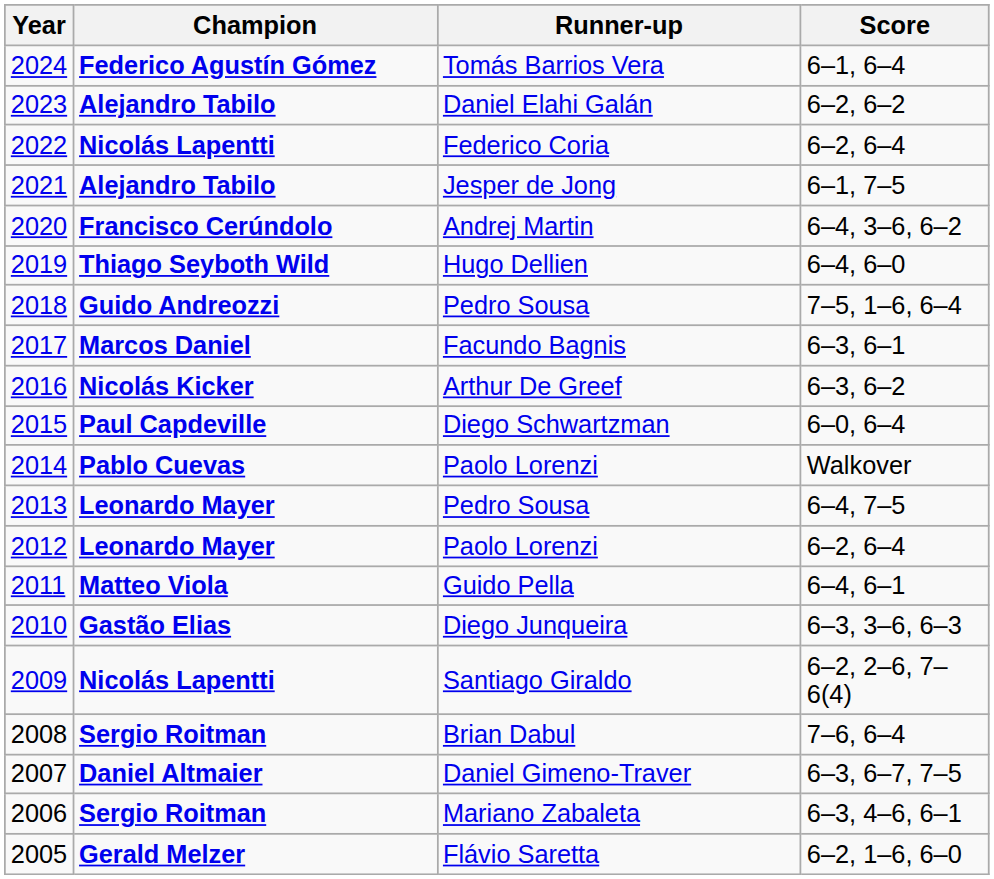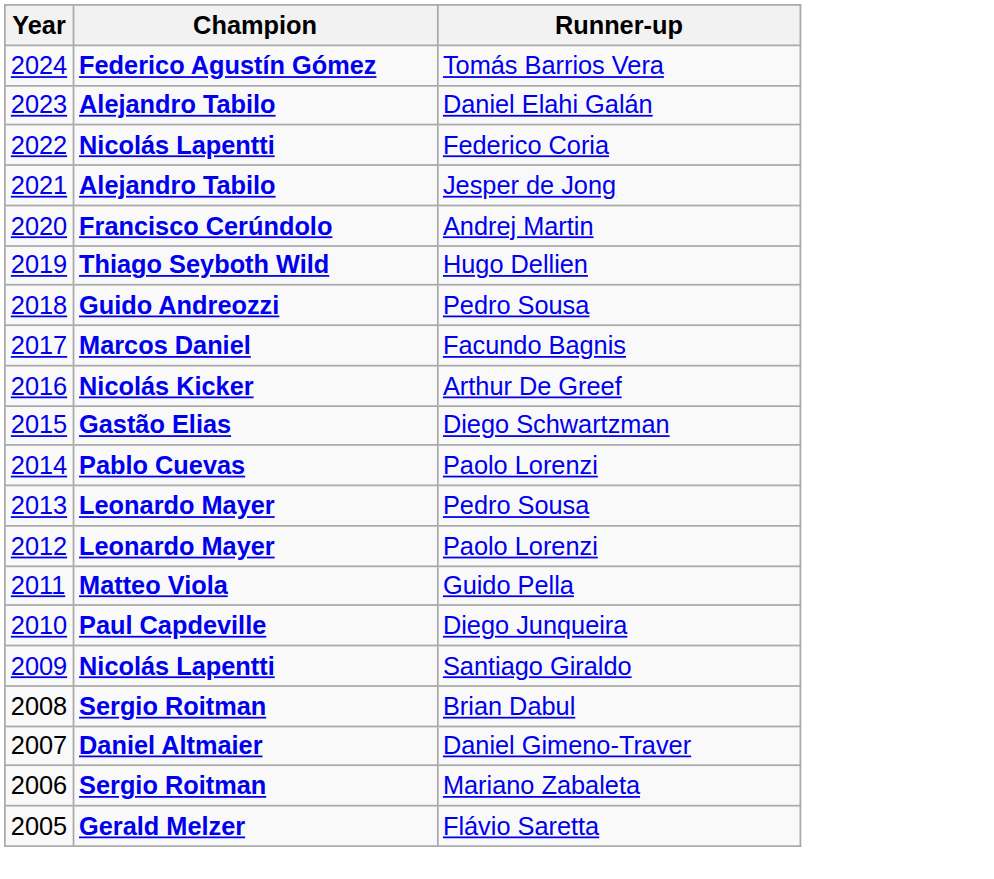- column: (895, 25)
(173, 426) Paul Capdeville -> (155, 426) Gastão Elias
(155, 626) Gastão Elias -> (173, 626) Paul Capdeville
